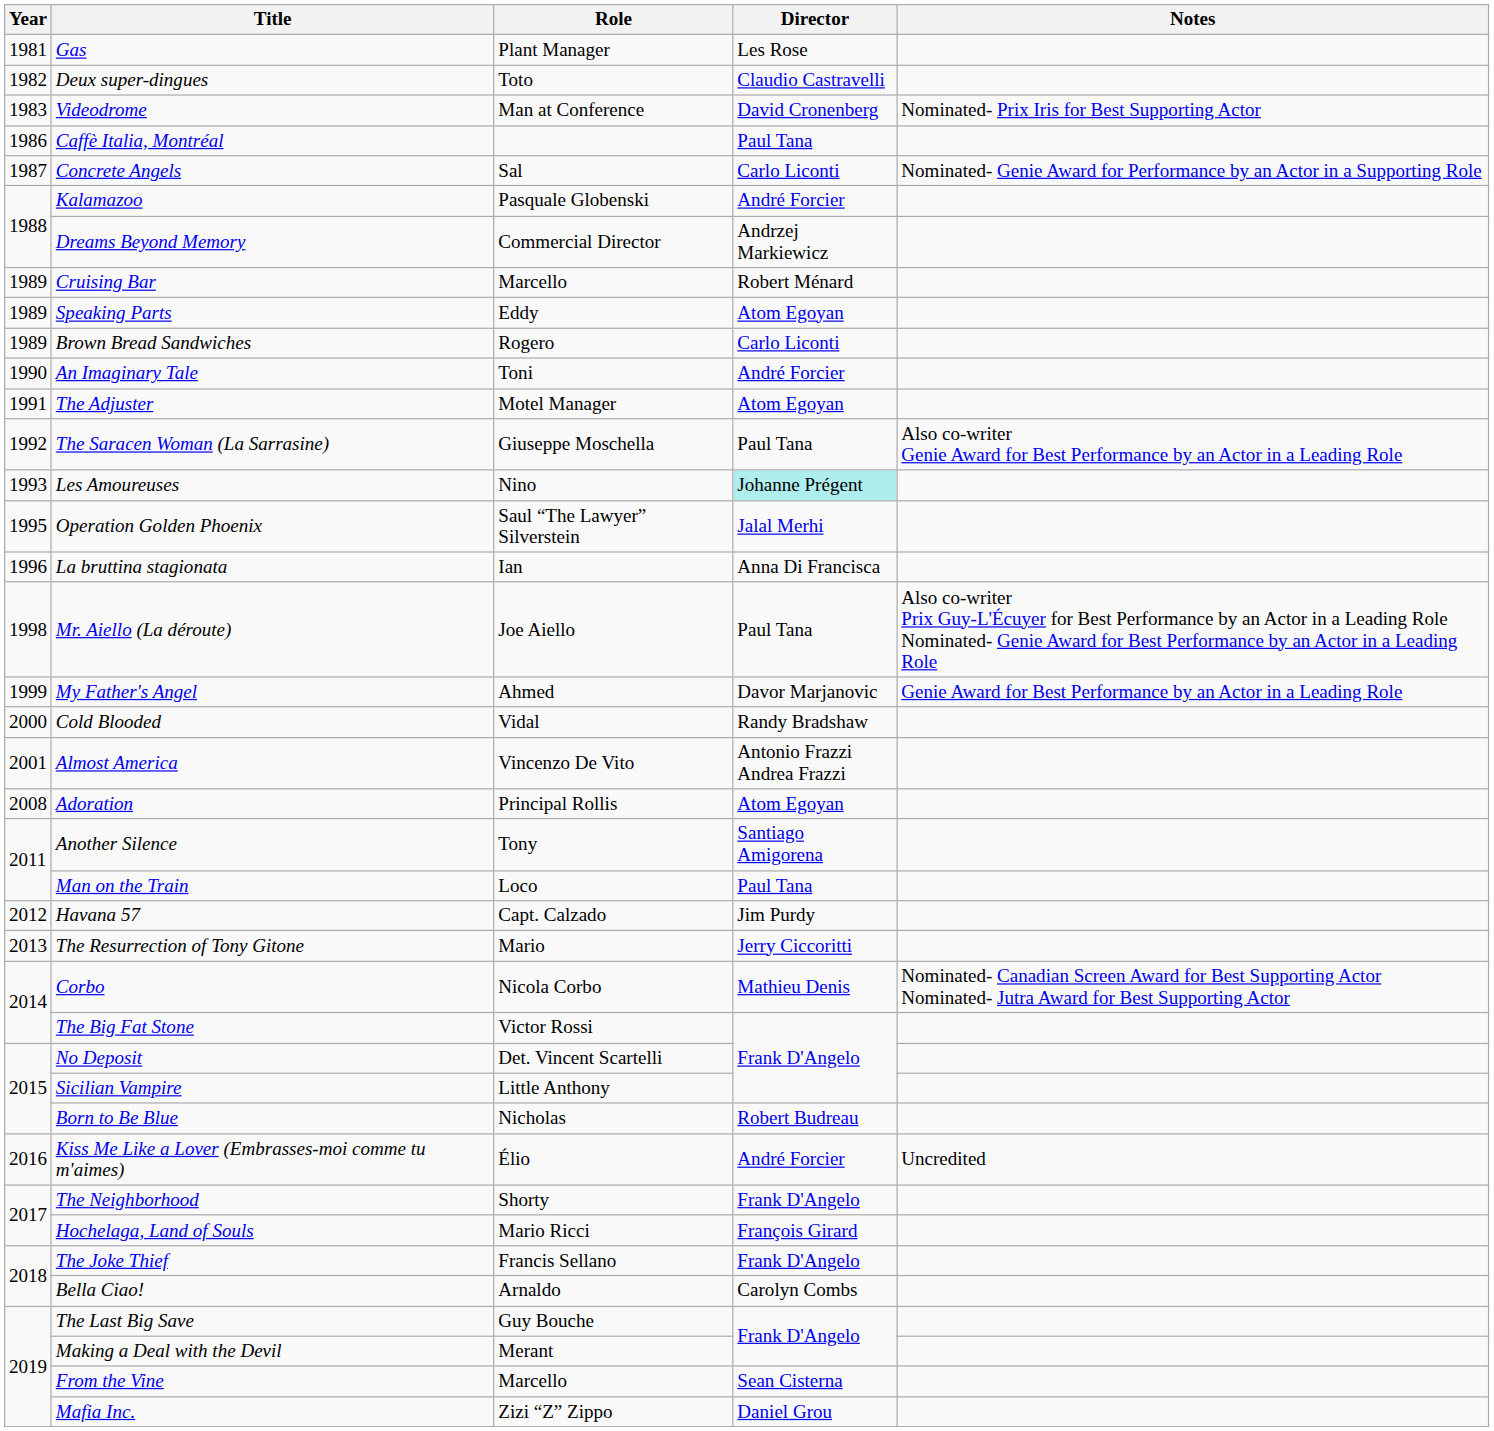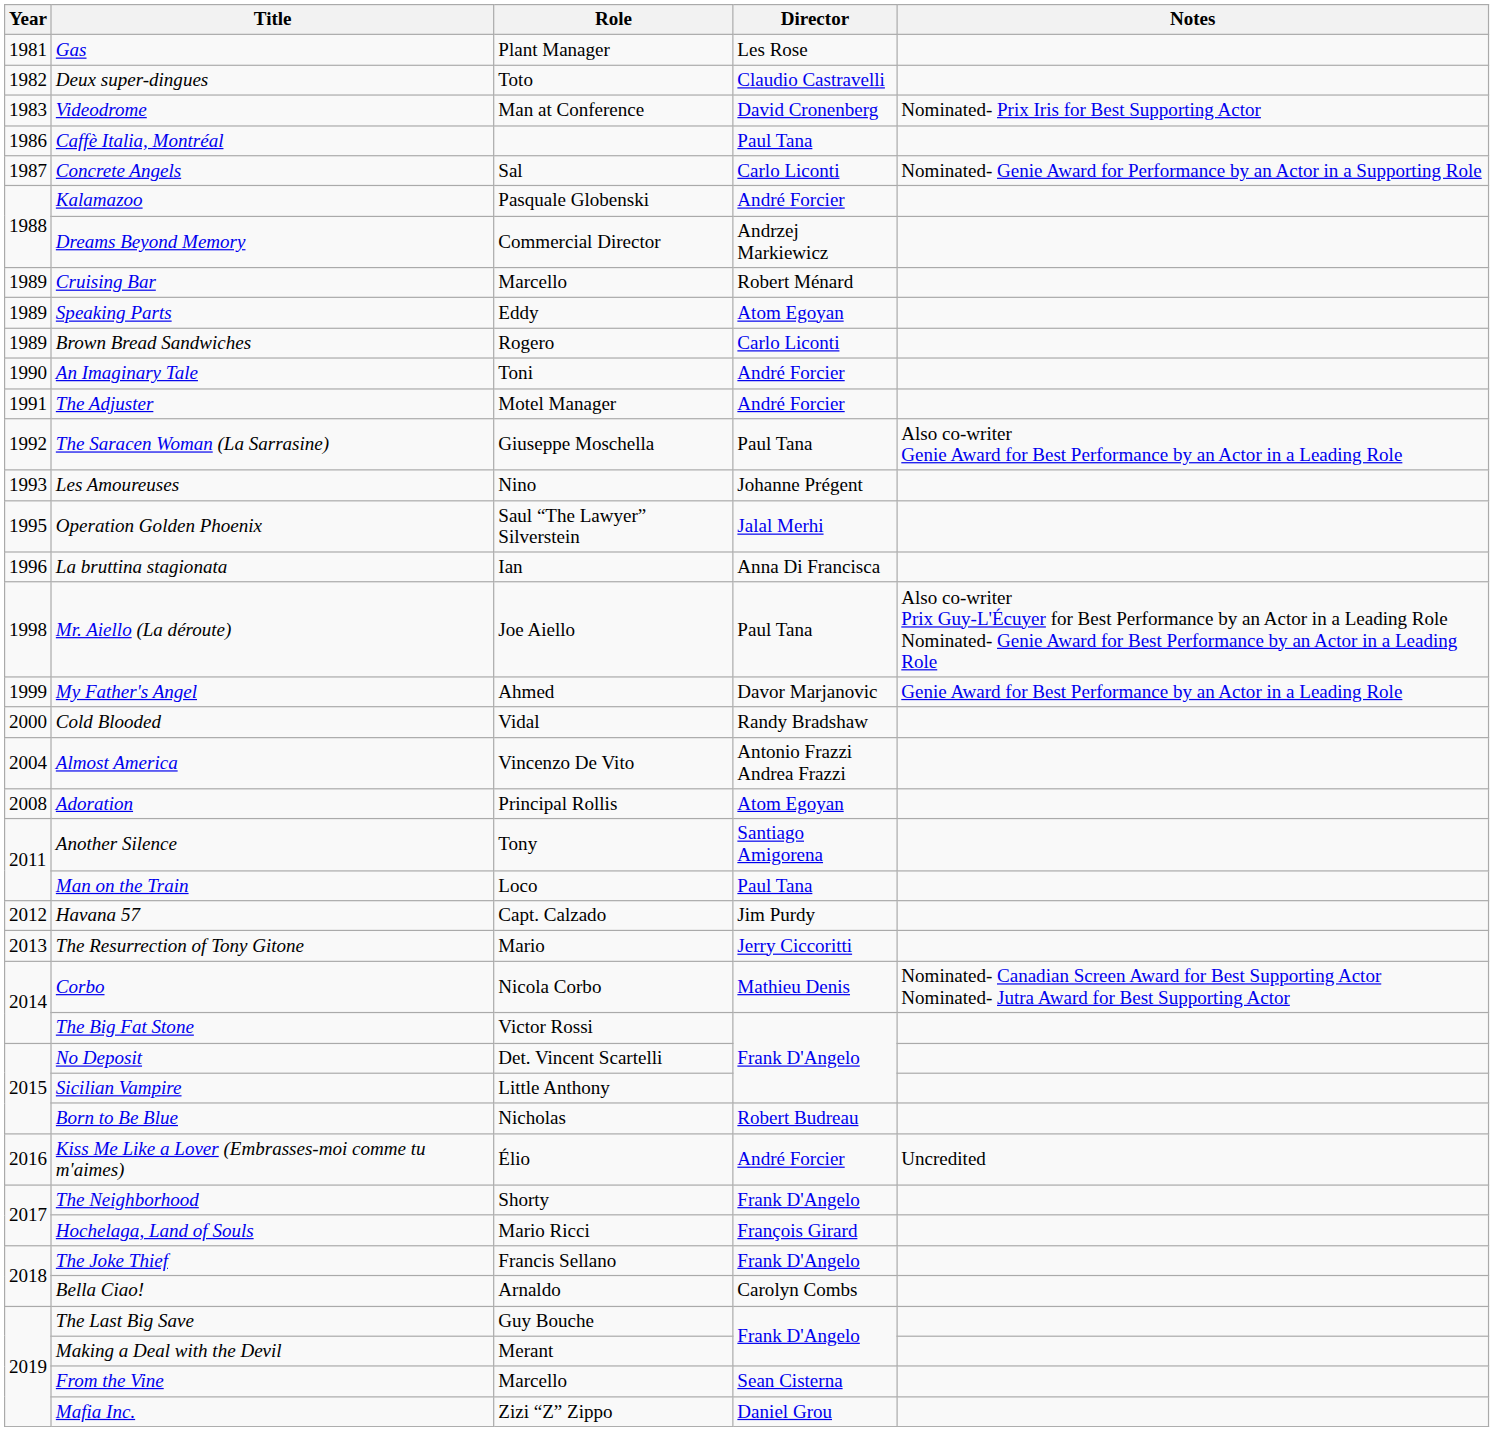(791, 403) Atom Egoyan -> (791, 403) André Forcier
(800, 485) paleturquoise background -> (800, 485) no background
(28, 762) 2001 -> (28, 762) 2004
